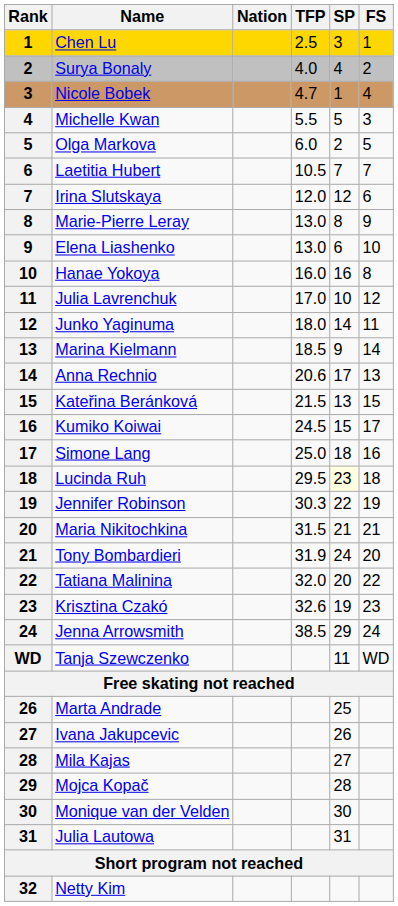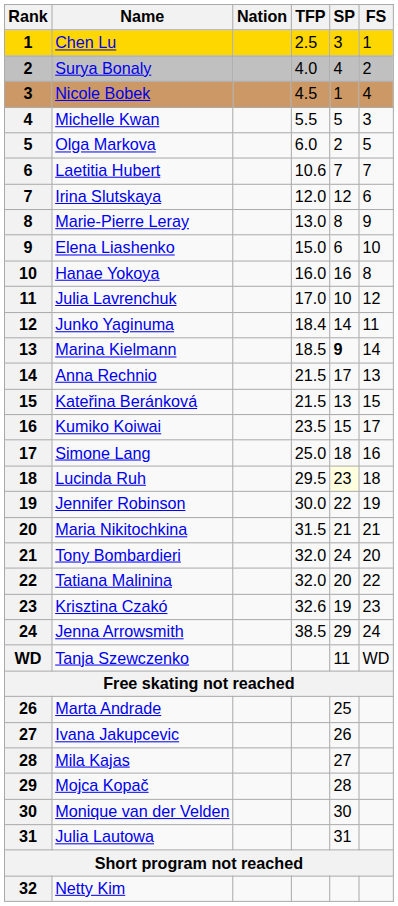(306, 94) 4.7 -> (306, 94) 4.5
(310, 171) 10.5 -> (310, 171) 10.6
(310, 247) 13.0 -> (310, 247) 15.0
(310, 324) 18.0 -> (310, 324) 18.4
(338, 350) normal -> (338, 350) bold
(310, 376) 20.6 -> (310, 376) 21.5
(310, 427) 24.5 -> (310, 427) 23.5
(310, 504) 30.3 -> (310, 504) 30.0
(310, 555) 31.9 -> (310, 555) 32.0
